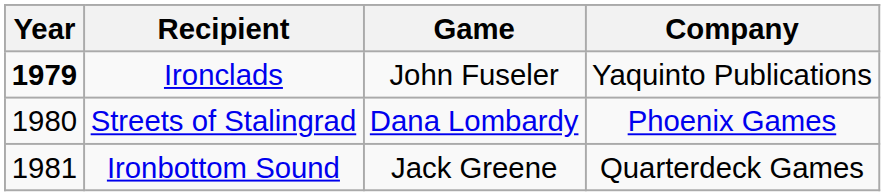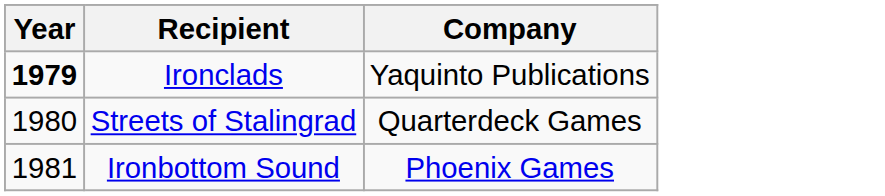- column: (474, 28)
(732, 121) Phoenix Games -> (510, 121) Quarterdeck Games
(732, 168) Quarterdeck Games -> (510, 168) Phoenix Games
